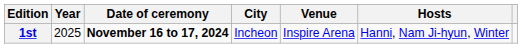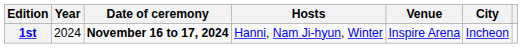columns swapped: (256, 14) <-> (435, 14)
(68, 33) 2025 -> (68, 33) 2024
